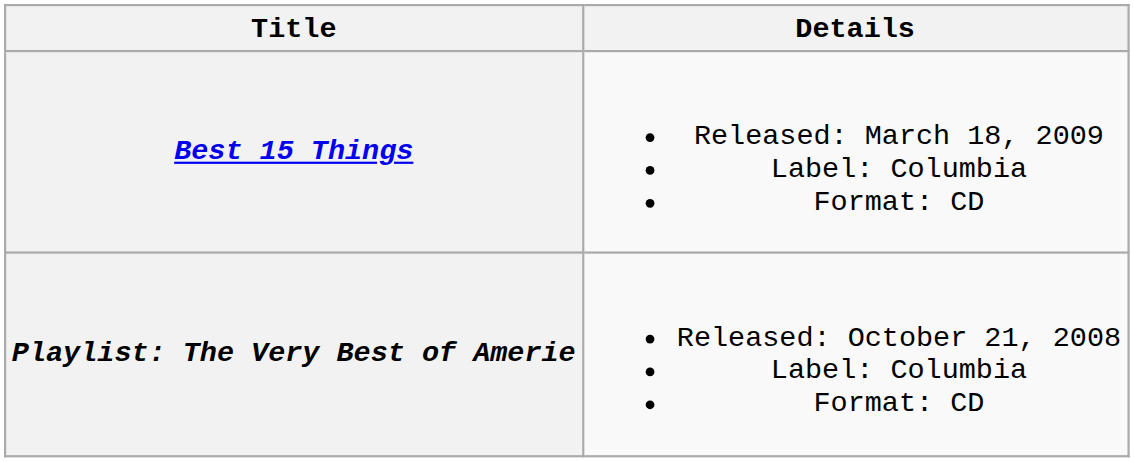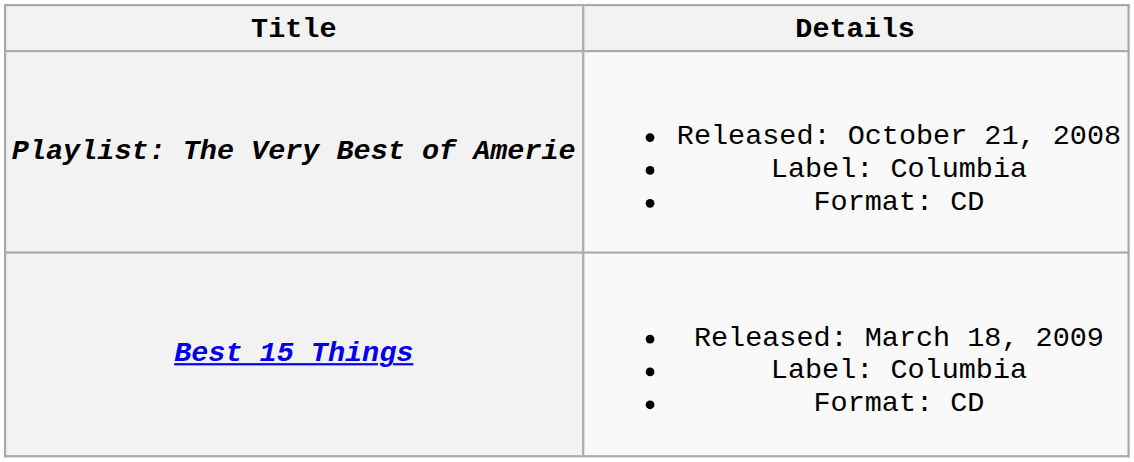rows swapped: (294, 354) <-> (294, 152)
